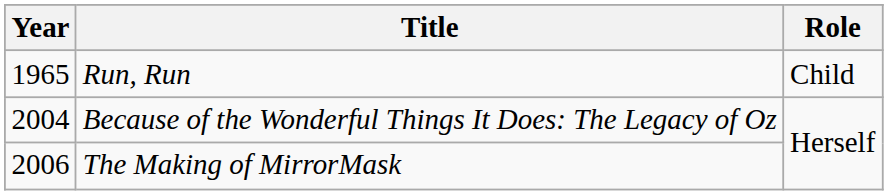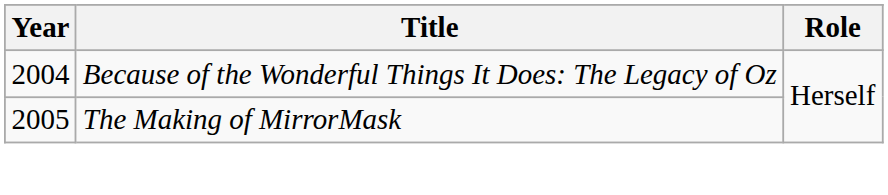- row: (137, 73)
(41, 165) 2006 -> (41, 119) 2005
